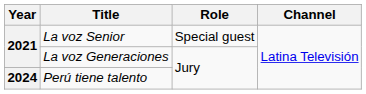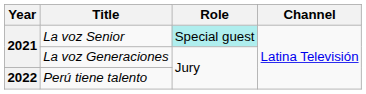(215, 36) no background -> (215, 36) paleturquoise background
(22, 78) 2024 -> (22, 78) 2022
